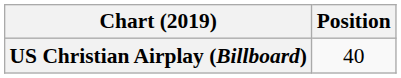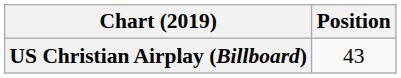(354, 55) 40 -> (354, 55) 43
